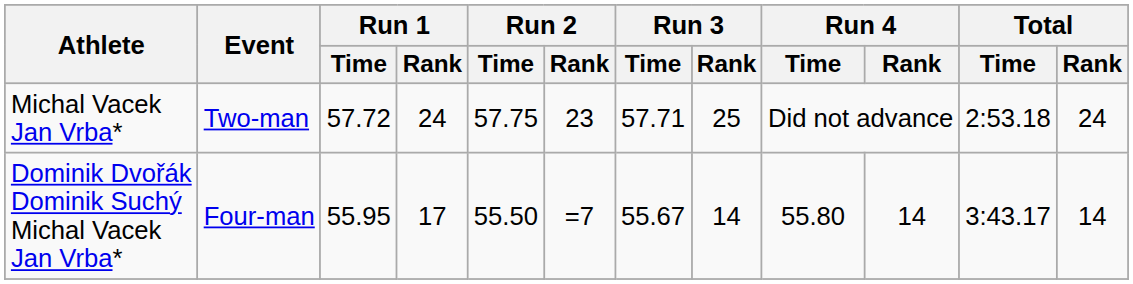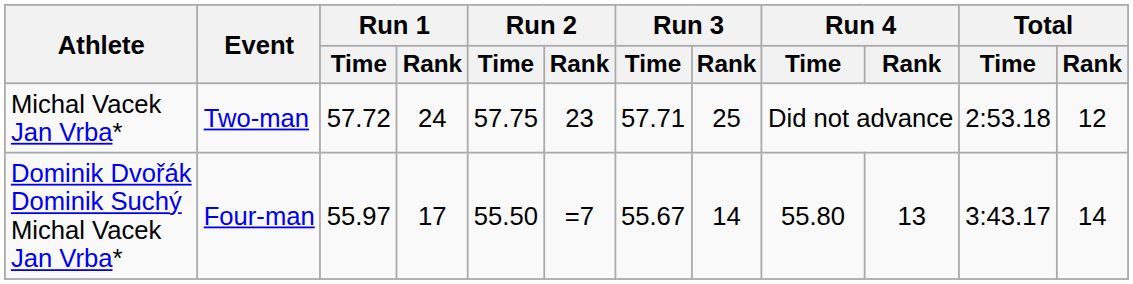(1092, 118) 24 -> (1092, 118) 12
(359, 216) 55.95 -> (359, 216) 55.97
(912, 216) 14 -> (912, 216) 13
